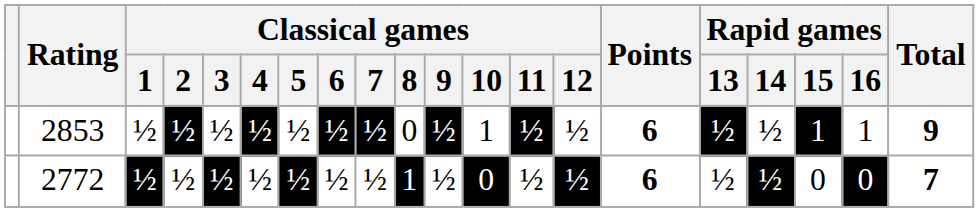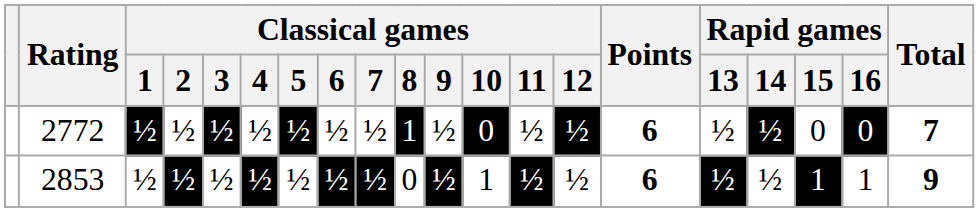rows swapped: (73, 180) <-> (73, 130)
